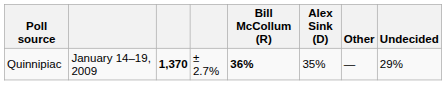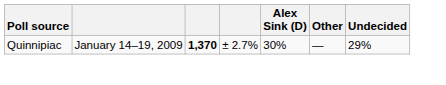- column: (264, 26)
(314, 64) 35% -> (275, 44) 30%
